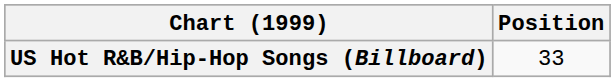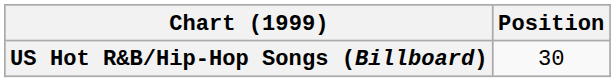(551, 59) 33 -> (551, 59) 30
